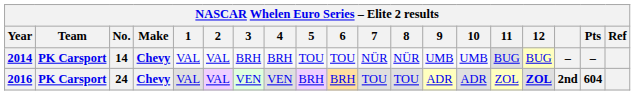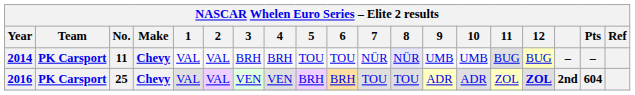(122, 58) 14 -> (122, 58) 11
(406, 58) no background -> (406, 58) lavender background
(122, 79) 24 -> (122, 79) 25
